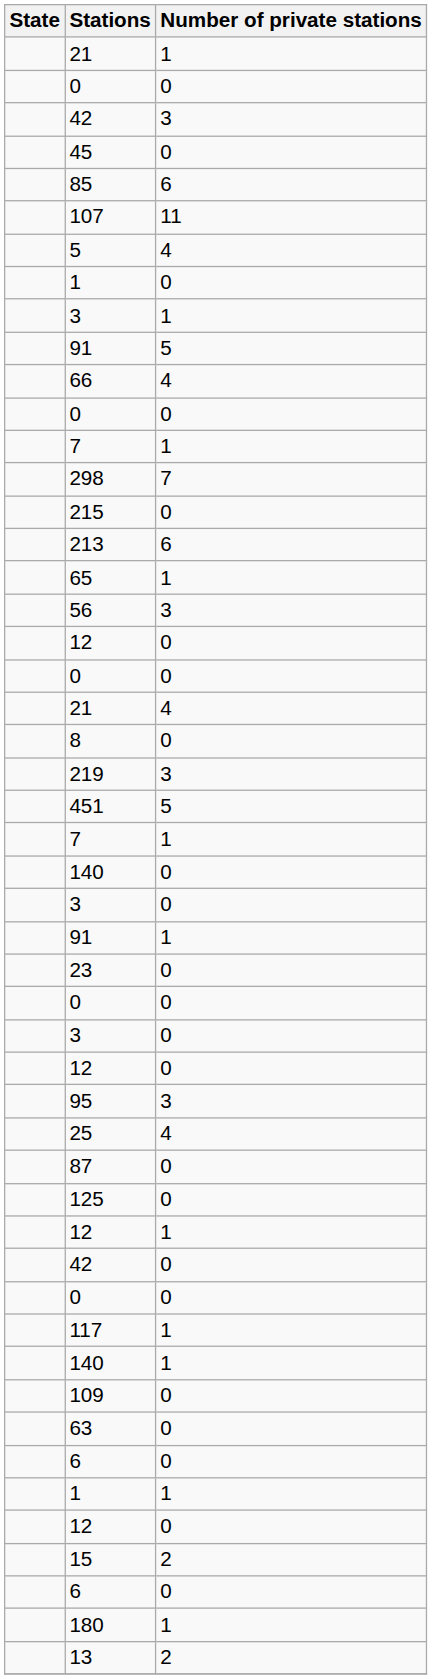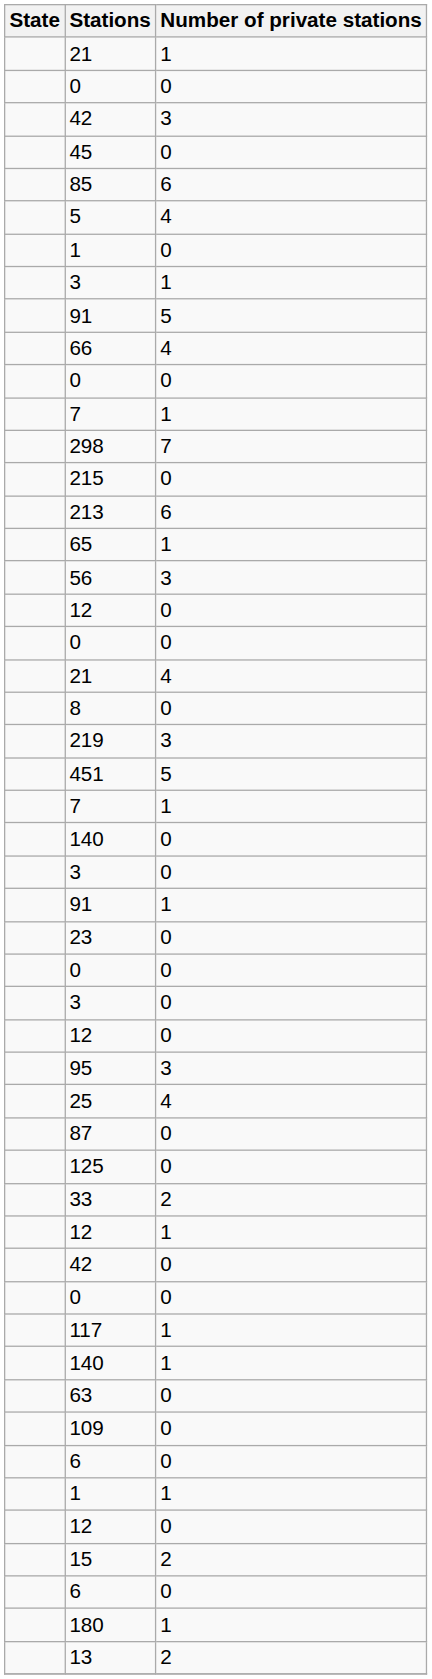- row: (87, 217)
+ row: (81, 1199)
rows swapped: (81, 1428) <-> (87, 1395)
